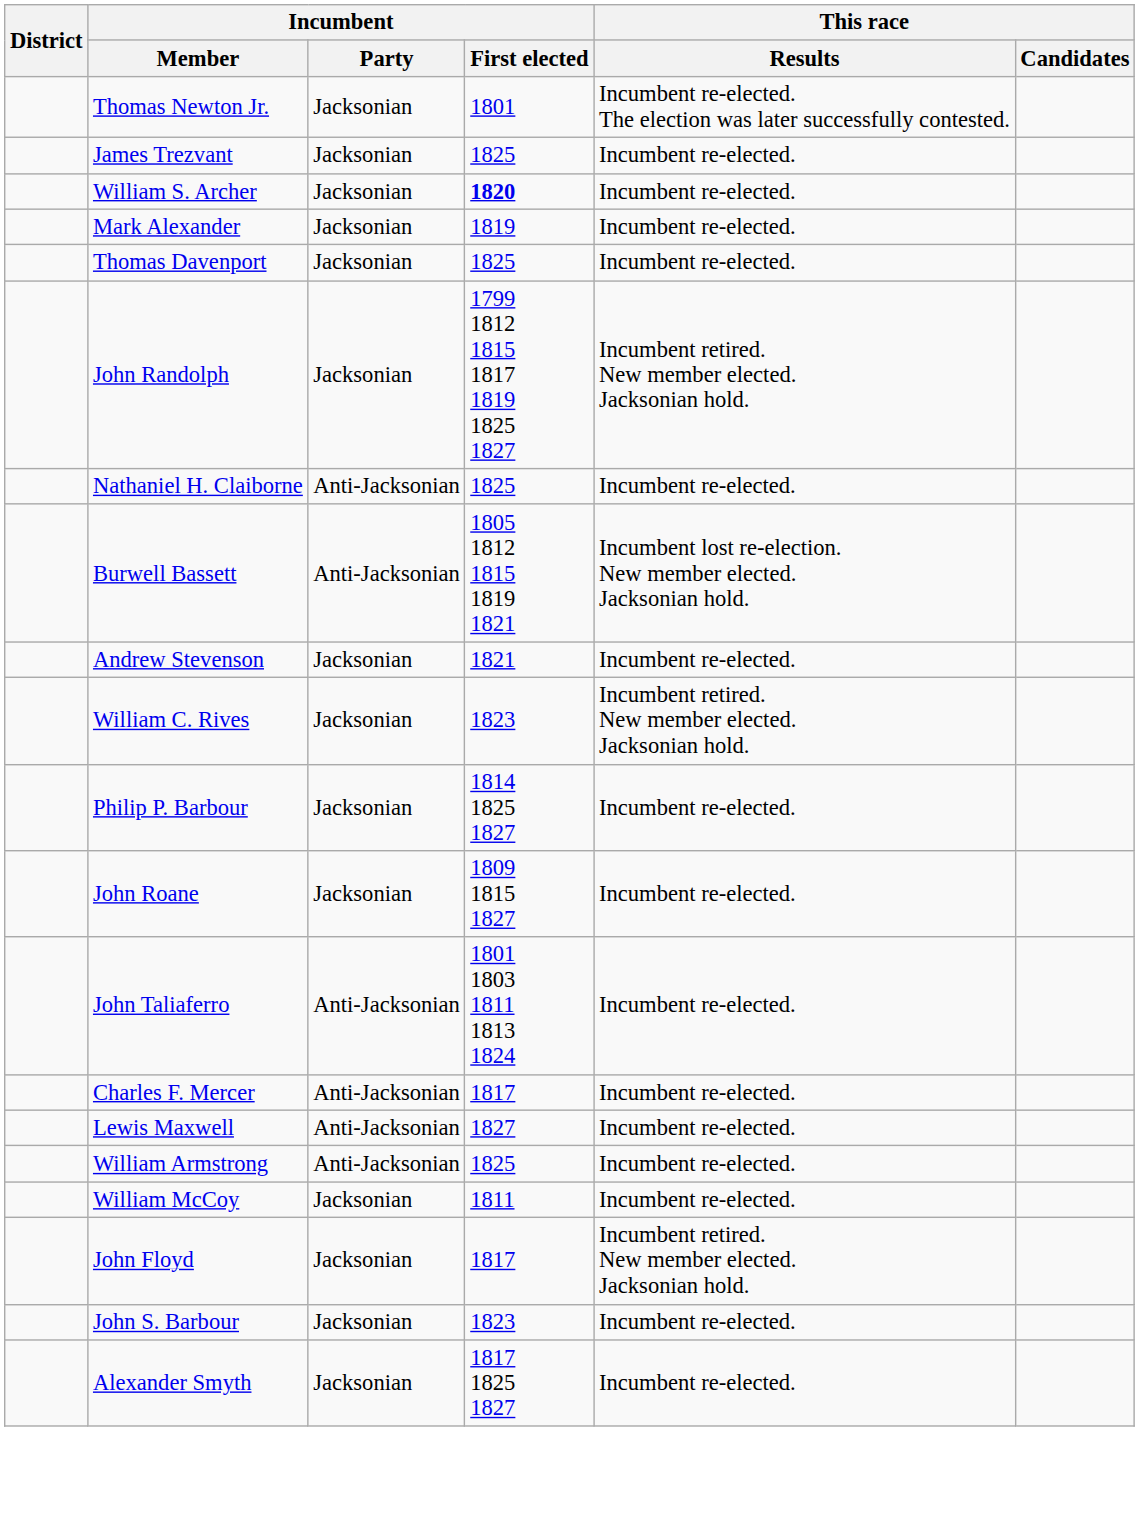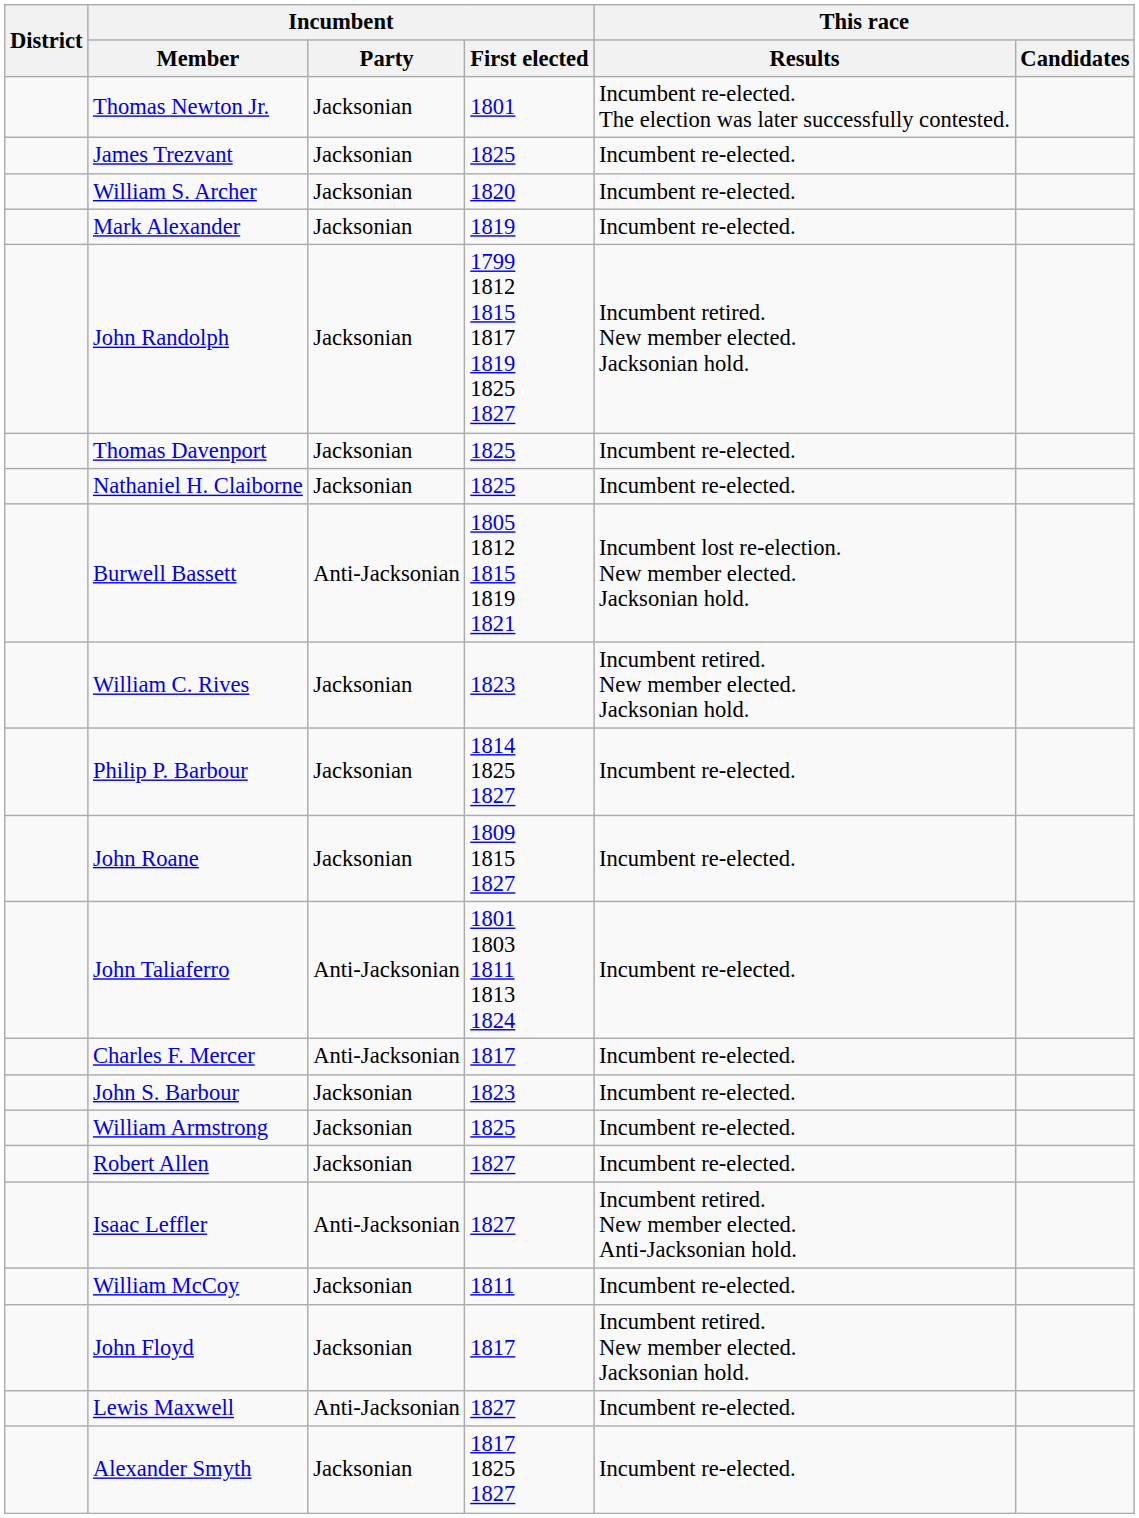(493, 190) bold -> (493, 190) normal
rows swapped: (161, 374) <-> (180, 262)
(387, 486) Anti-Jacksonian -> (363, 486) Jacksonian
- row: (178, 659)
rows swapped: (166, 1321) <-> (163, 1127)
(387, 1163) Anti-Jacksonian -> (363, 1127) Jacksonian
+ row: (151, 1163)
+ row: (150, 1224)
